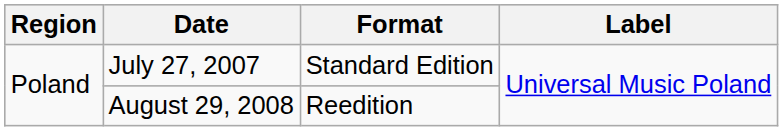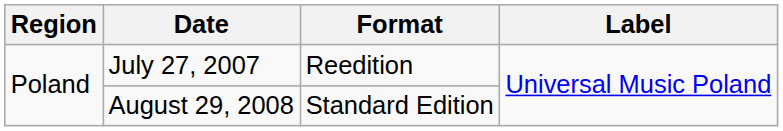(400, 65) Standard Edition -> (359, 65) Reedition
(359, 105) Reedition -> (400, 105) Standard Edition
